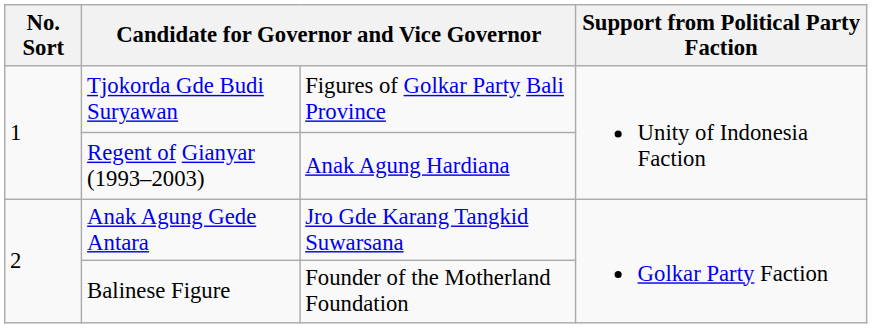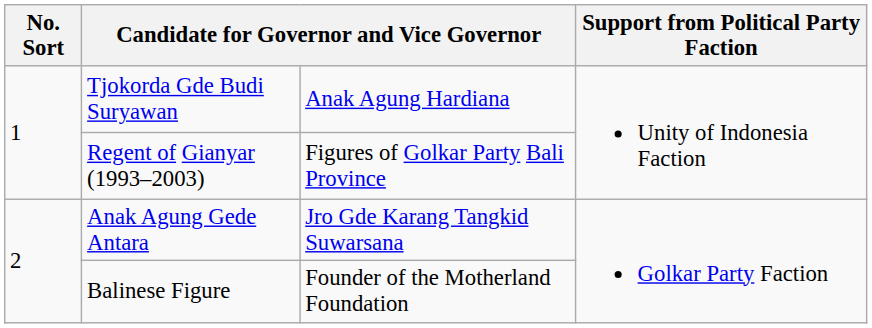(435, 99) Figures of Golkar Party Bali Province -> (407, 99) Anak Agung Hardiana
(407, 165) Anak Agung Hardiana -> (435, 165) Figures of Golkar Party Bali Province
